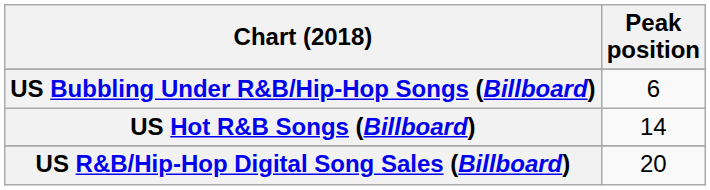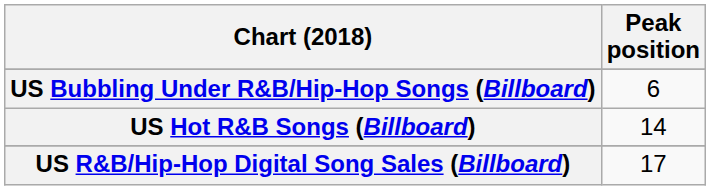(653, 164) 20 -> (653, 164) 17
